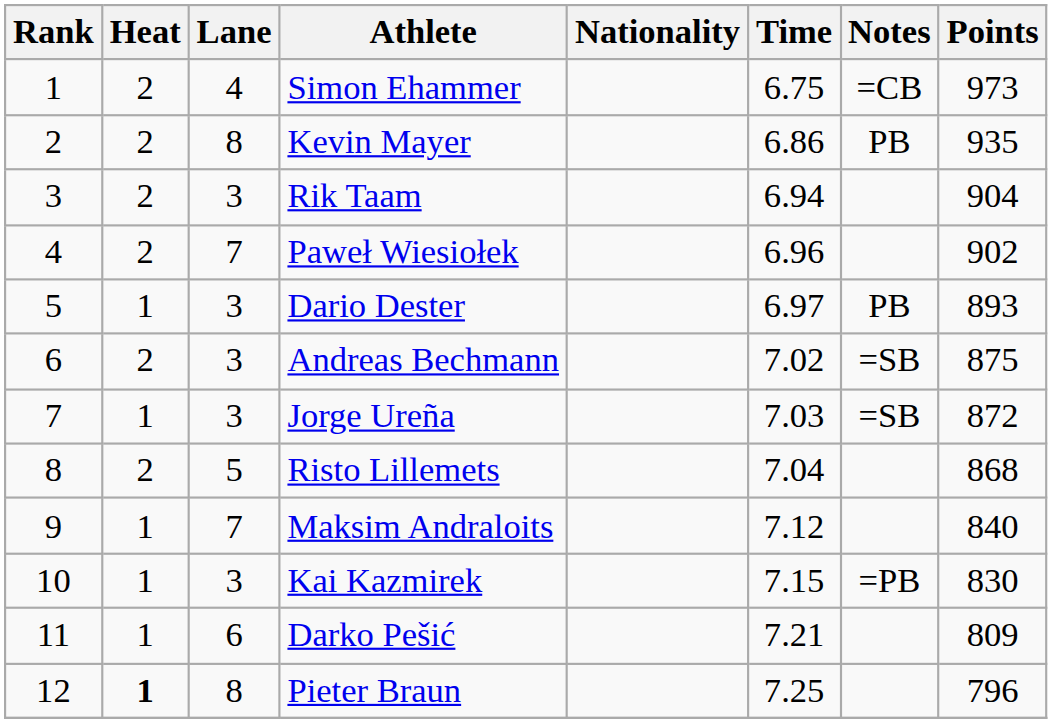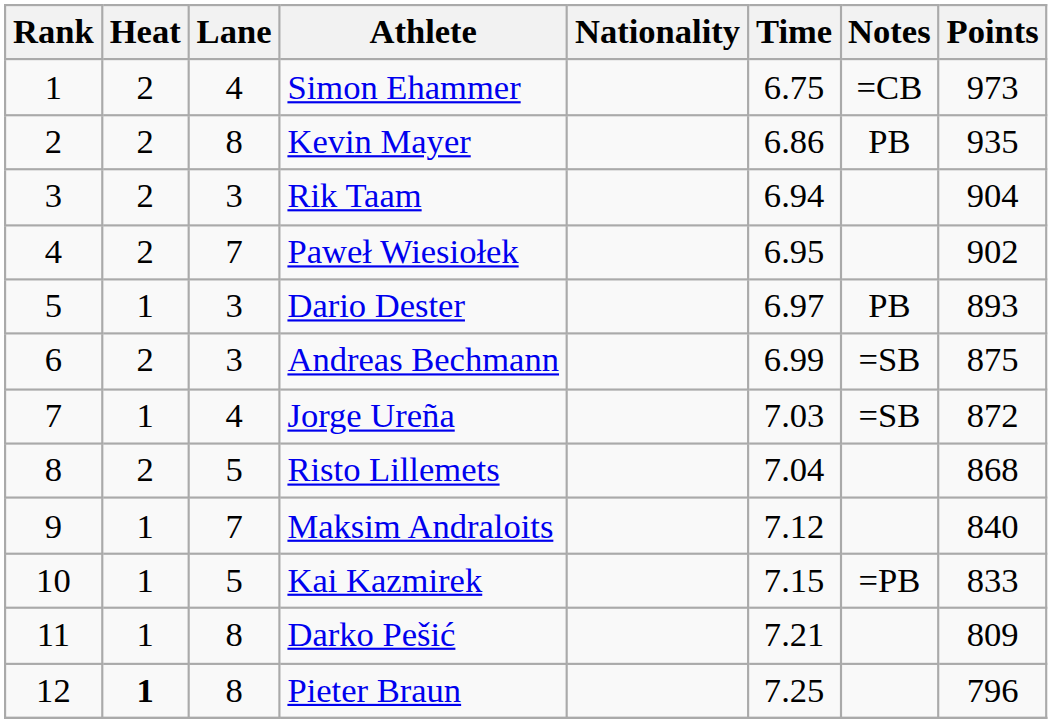(794, 251) 6.96 -> (794, 251) 6.95
(794, 360) 7.02 -> (794, 360) 6.99
(234, 415) 3 -> (234, 415) 4
(234, 580) 3 -> (234, 580) 5
(993, 580) 830 -> (993, 580) 833
(234, 634) 6 -> (234, 634) 8
